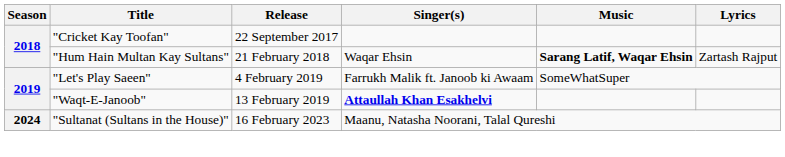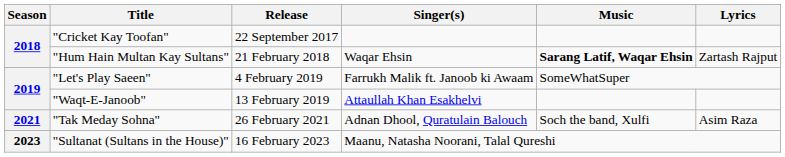(418, 99) bold -> (413, 99) normal
+ row: (106, 120)
(27, 120) 2024 -> (27, 141) 2023
